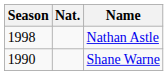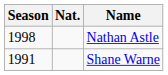(22, 59) 1990 -> (22, 59) 1991
